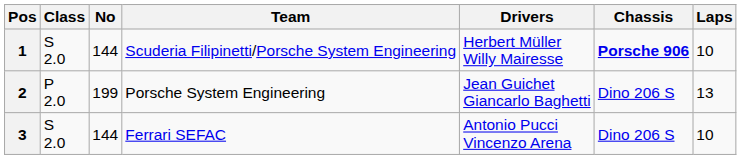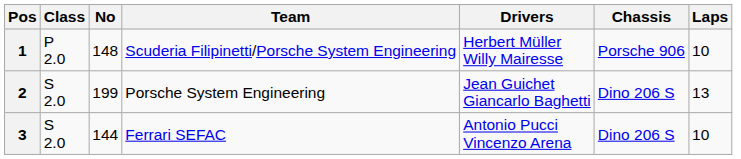(55, 50) S 2.0 -> (55, 50) P 2.0
(105, 50) 144 -> (105, 50) 148
(644, 50) bold -> (641, 50) normal
(55, 92) P 2.0 -> (55, 92) S 2.0
